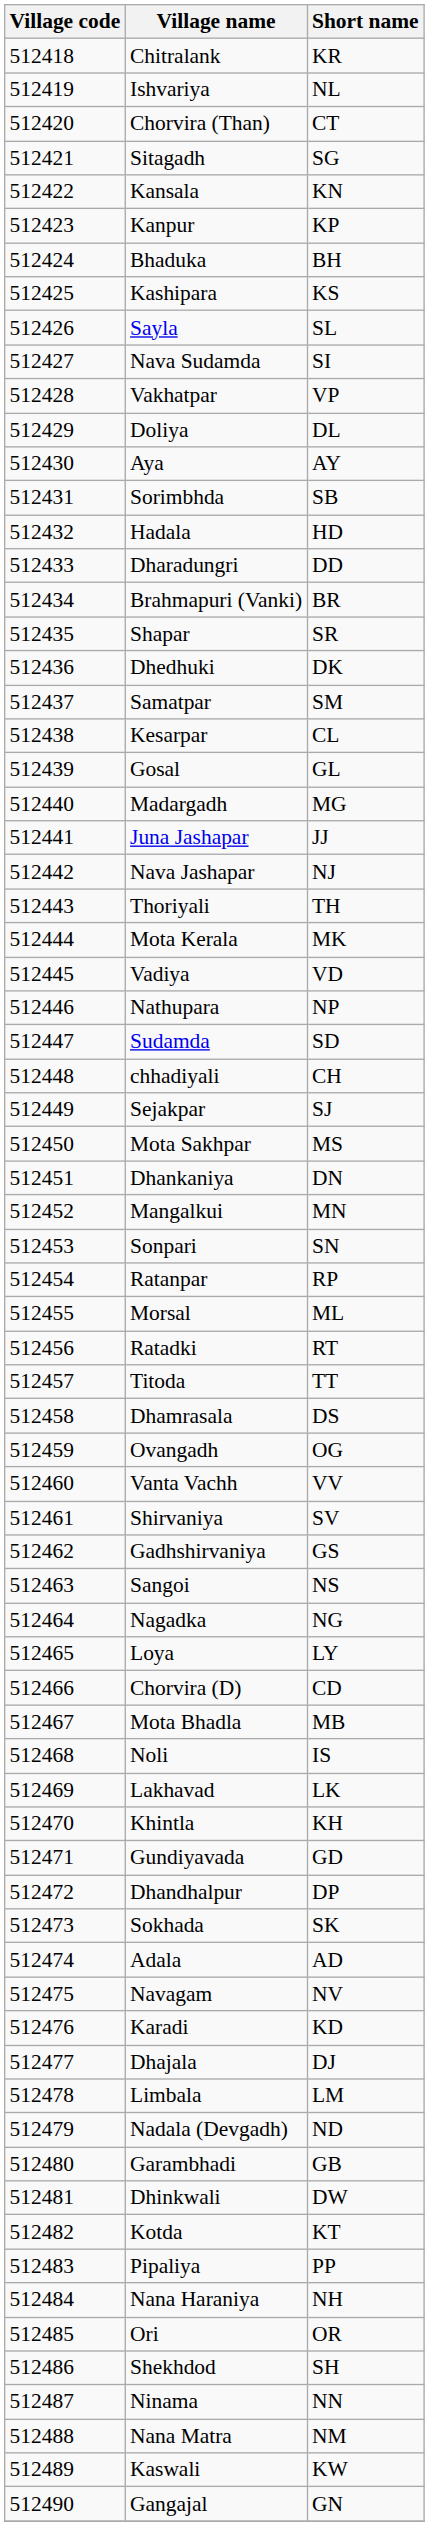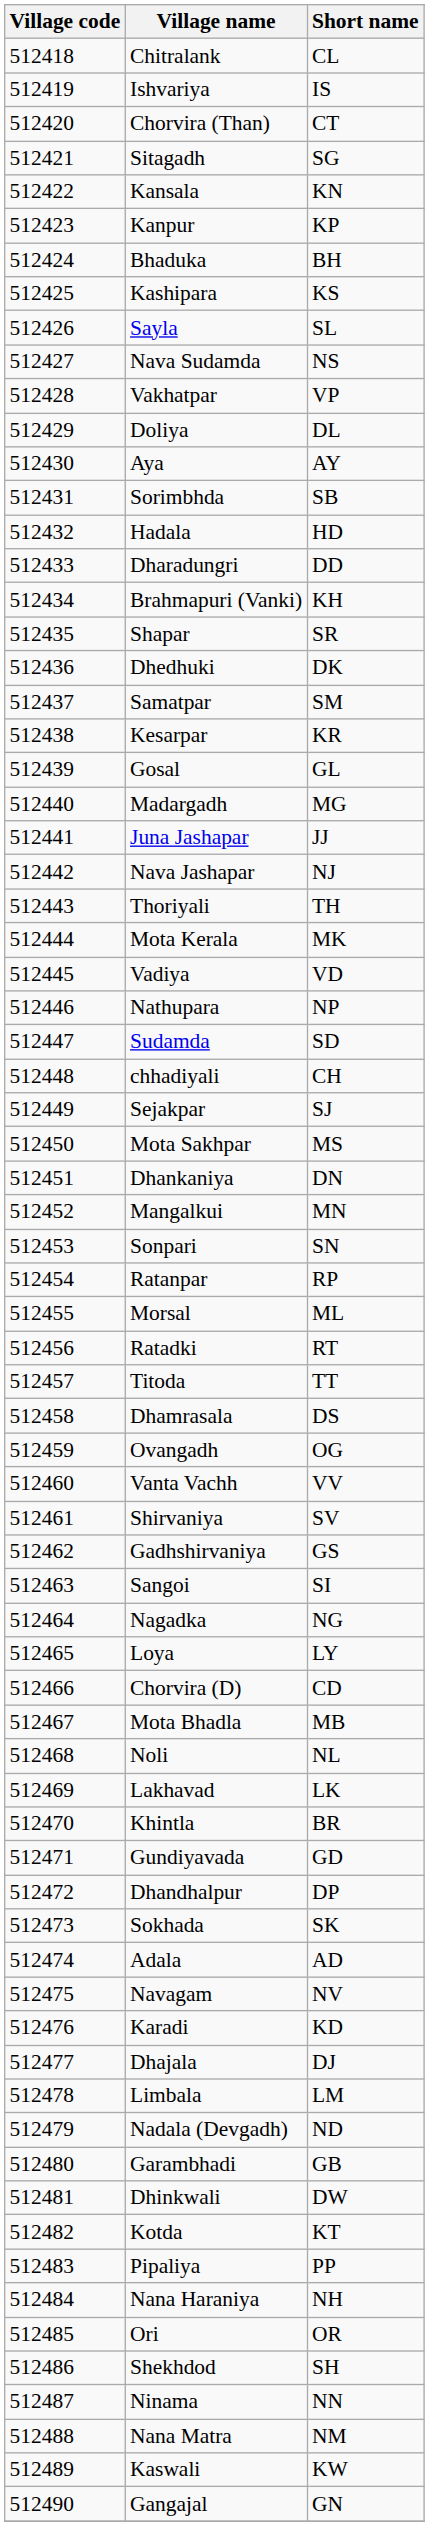(327, 55) KR -> (326, 55) CL
(326, 89) NL -> (322, 89) IS
(322, 361) SI -> (326, 361) NS
(326, 599) BR -> (327, 599) KH
(326, 735) CL -> (327, 735) KR
(326, 1585) NS -> (322, 1585) SI
(322, 1755) IS -> (326, 1755) NL
(327, 1823) KH -> (326, 1823) BR
